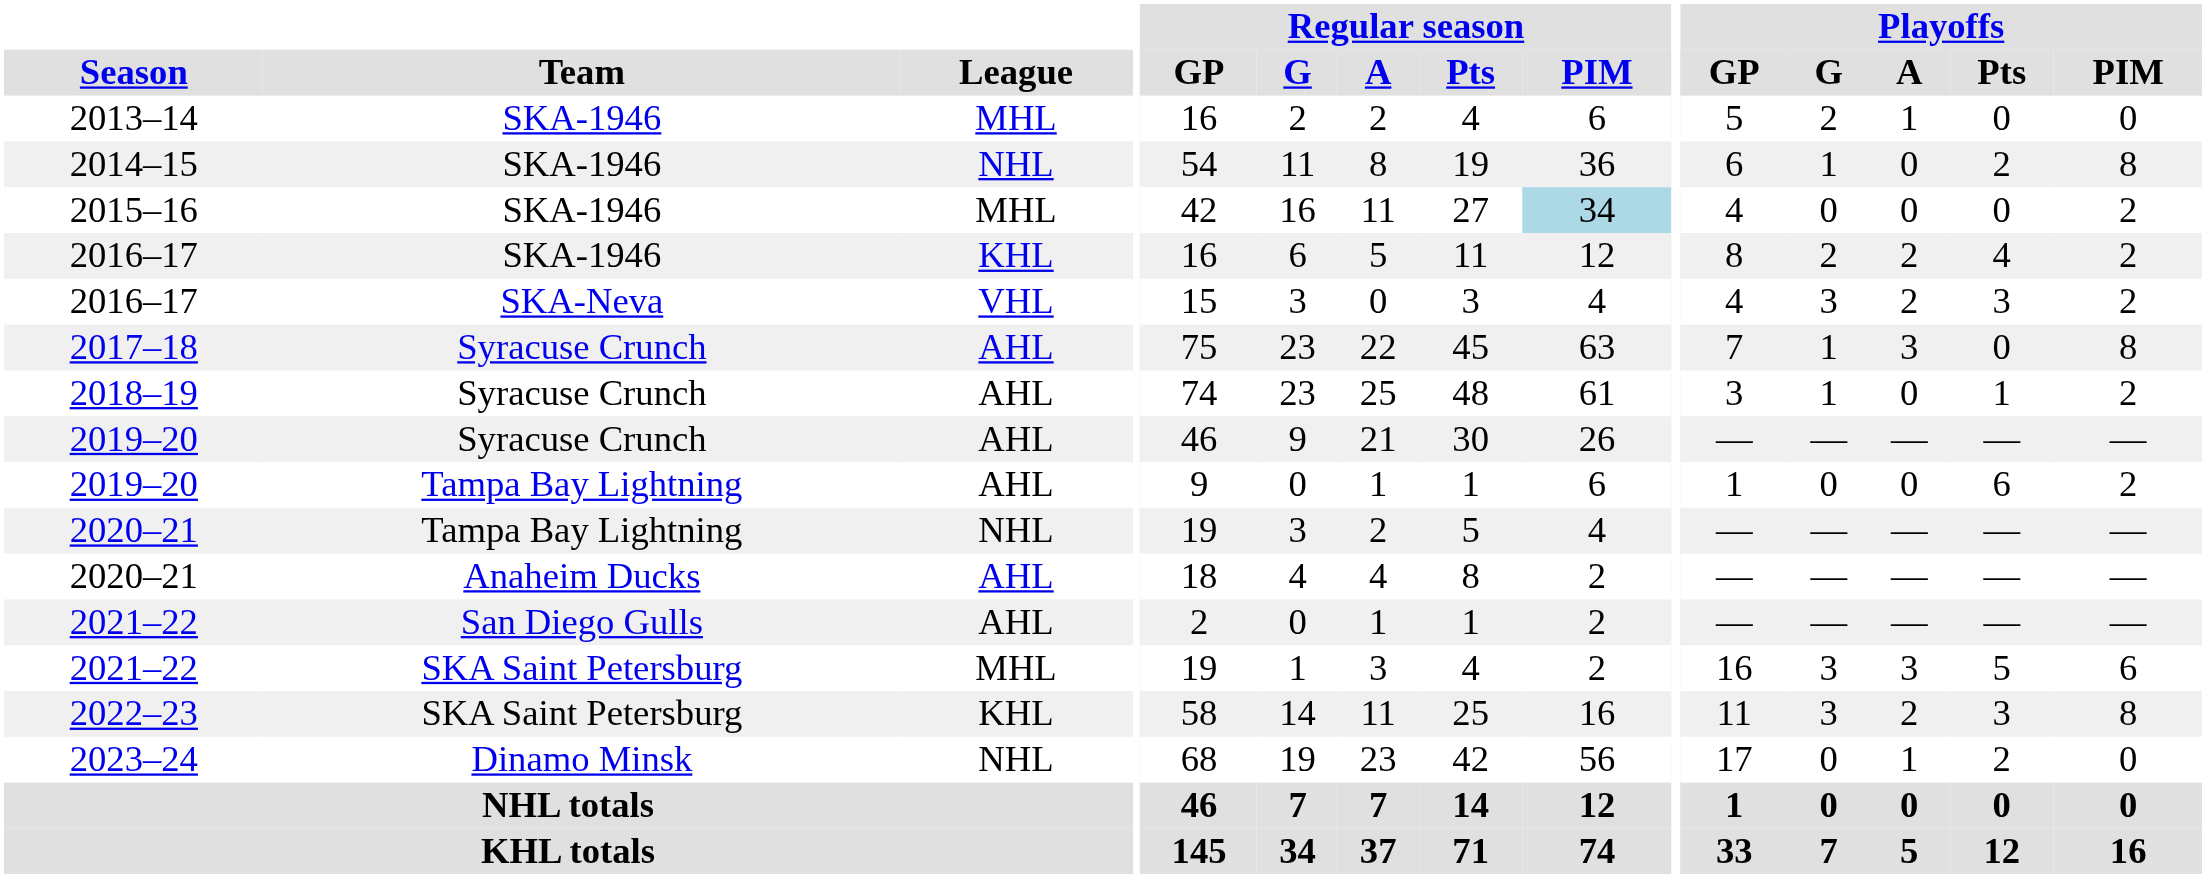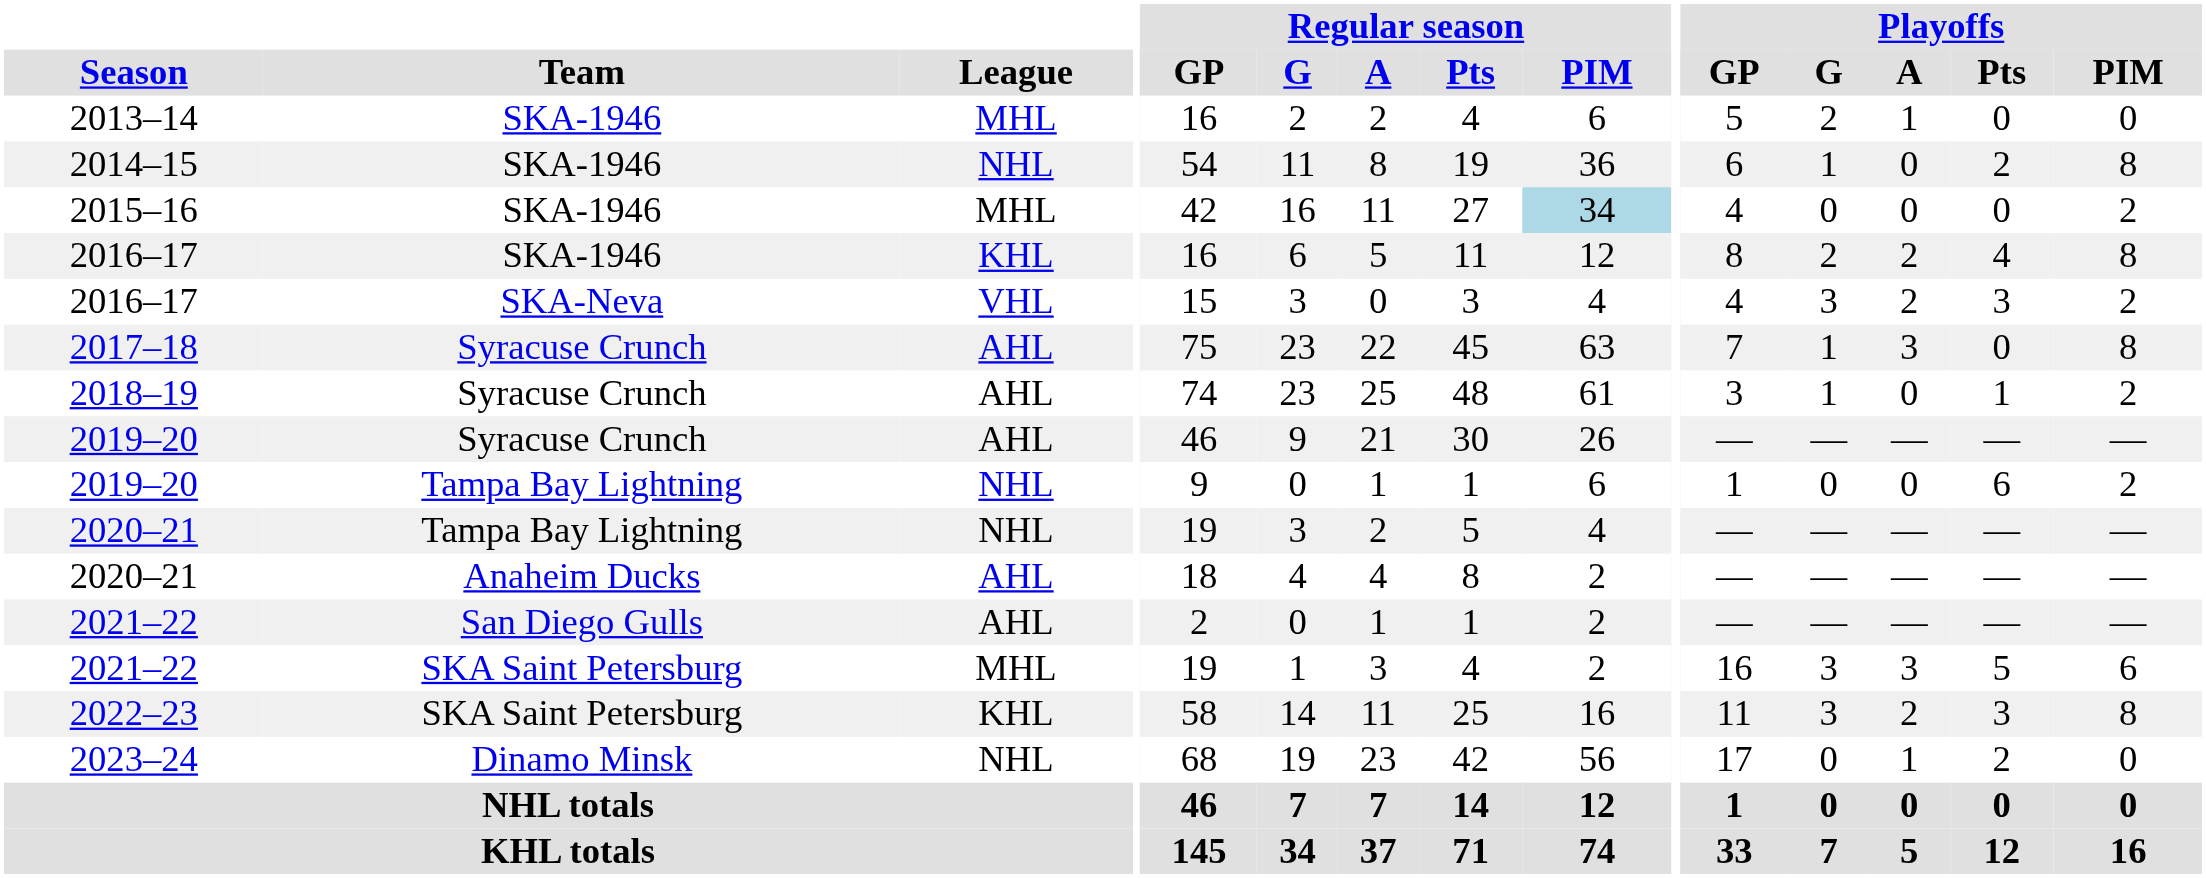(2128, 255) 2 -> (2128, 255) 8
(1016, 484) AHL -> (1016, 484) NHL
